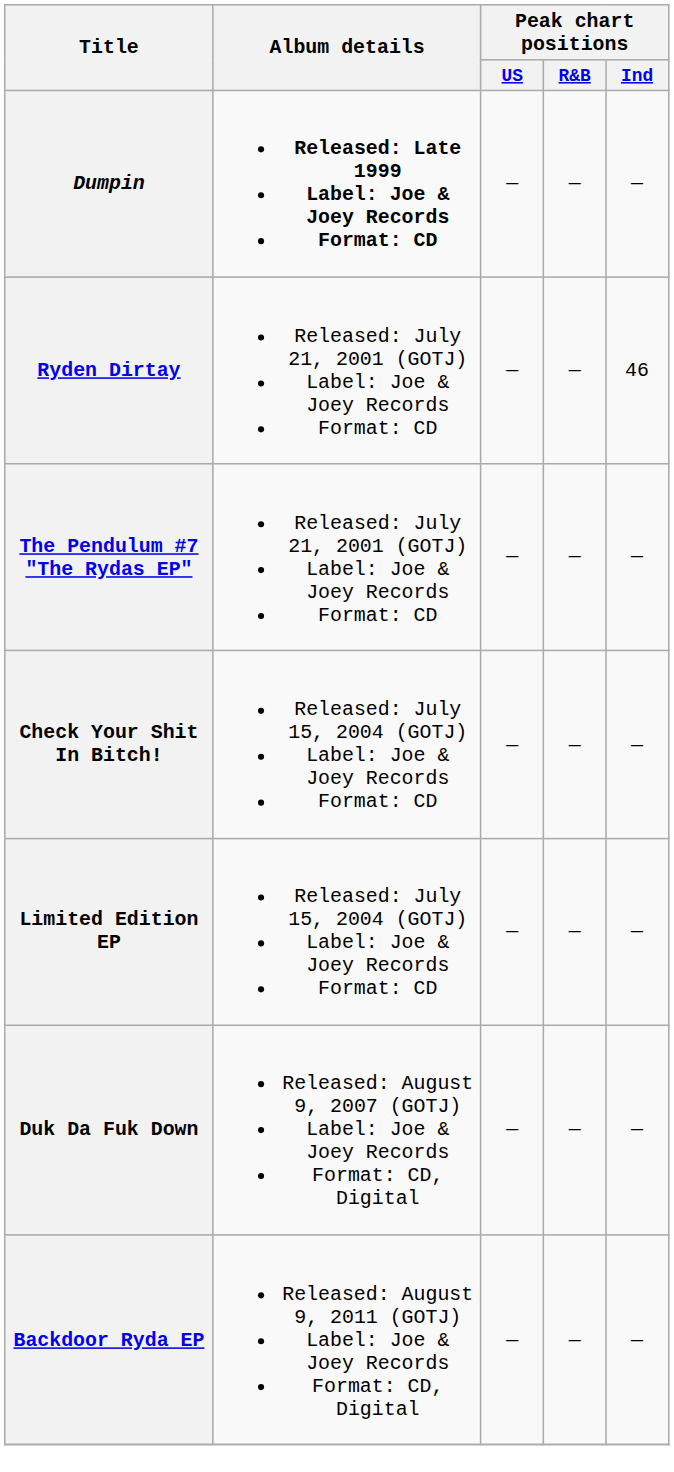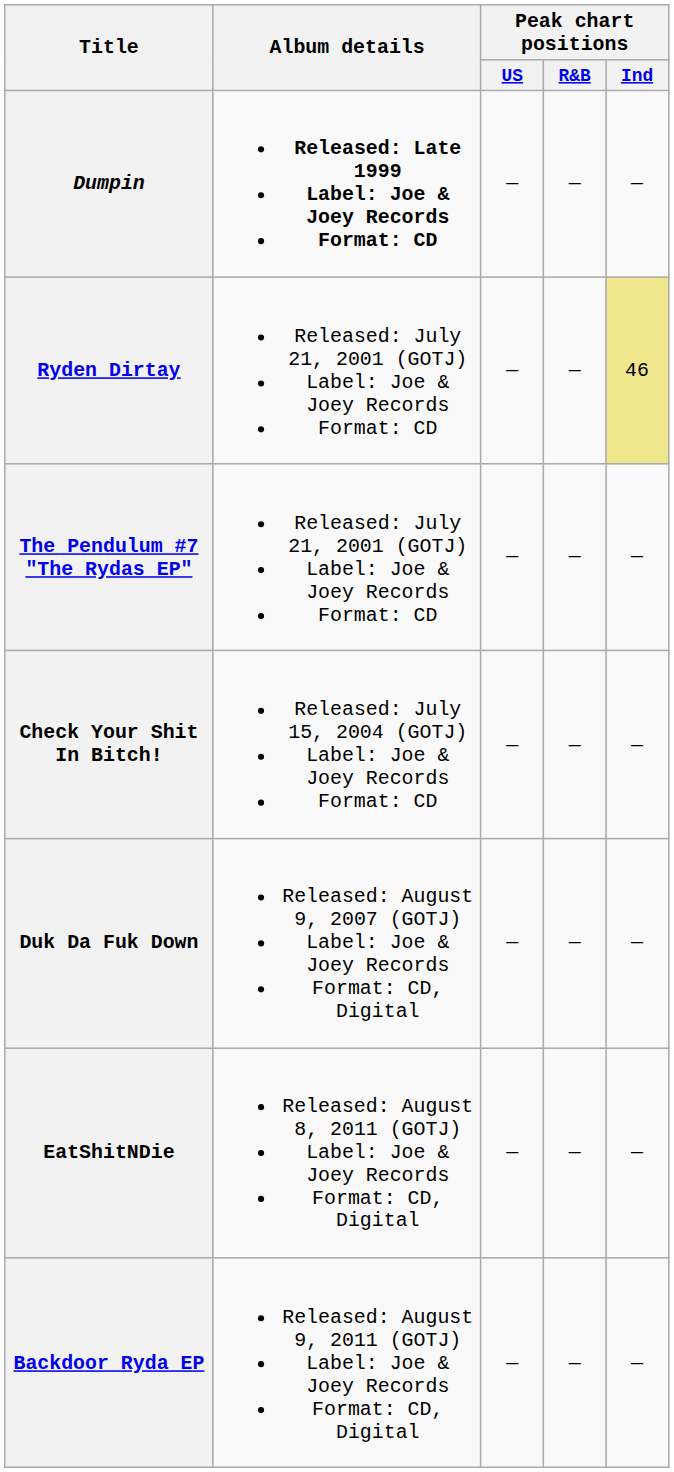(637, 371) no background -> (637, 371) khaki background
- row: (109, 931)
+ row: (109, 1153)
